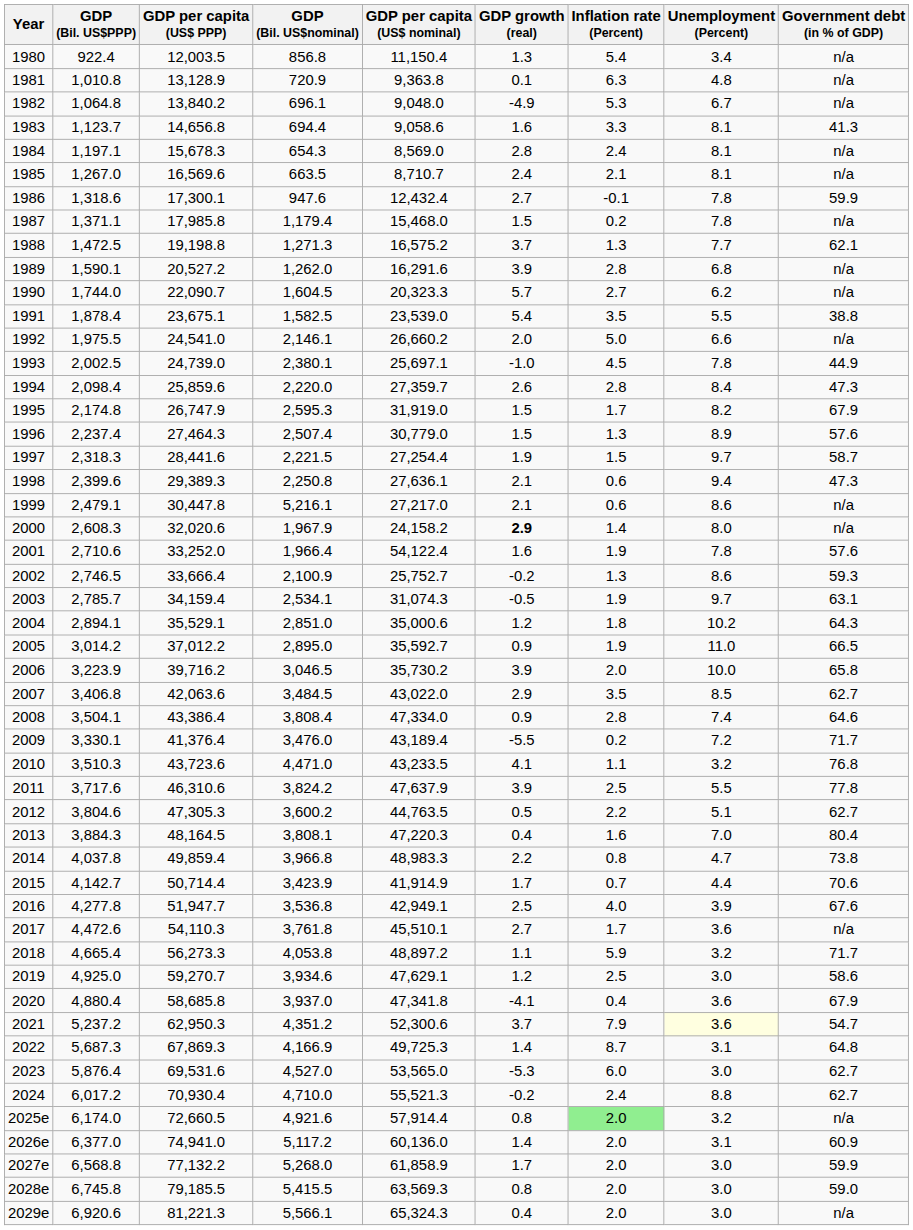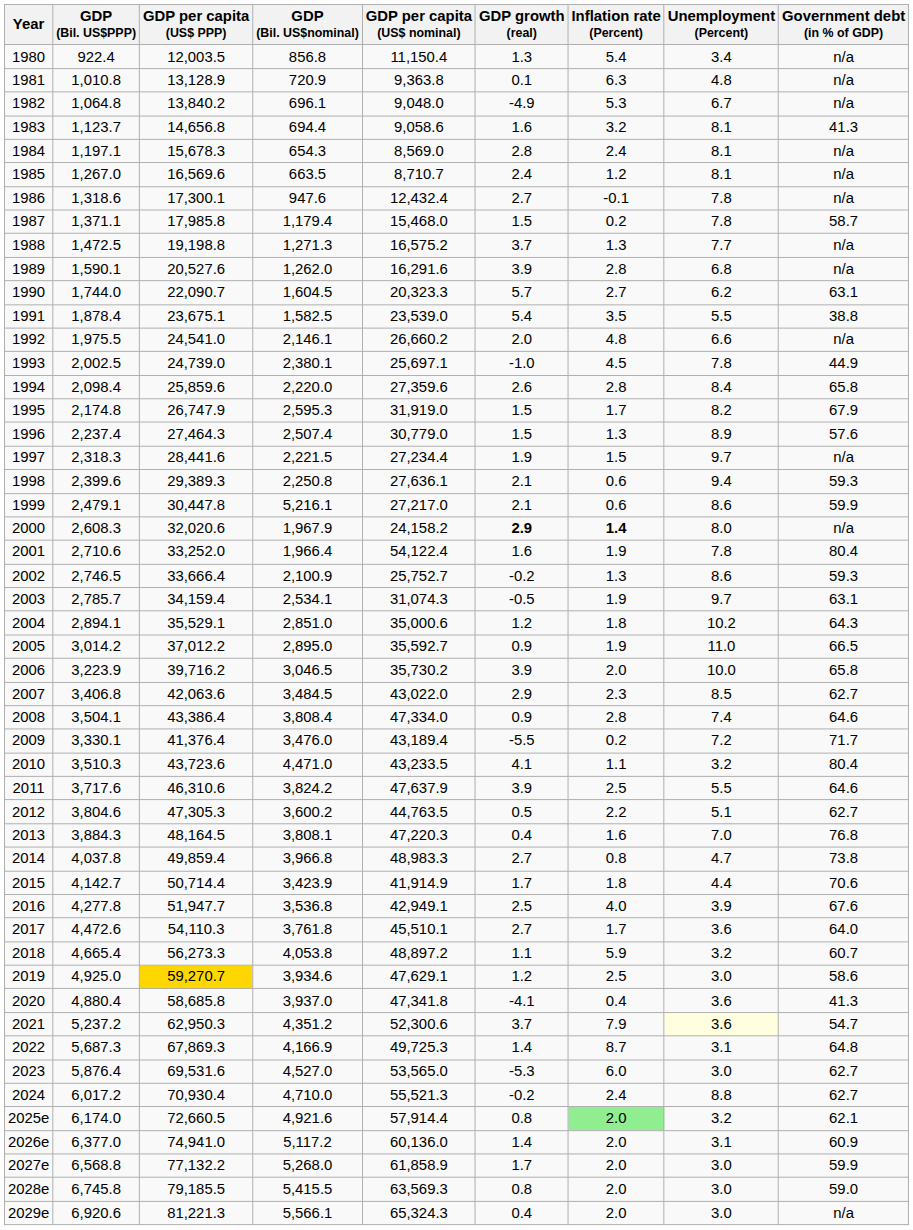(616, 127) 3.3 -> (616, 127) 3.2
(616, 174) 2.1 -> (616, 174) 1.2
(844, 198) 59.9 -> (844, 198) n/a
(844, 221) n/a -> (844, 221) 58.7
(844, 245) 62.1 -> (844, 245) n/a
(196, 269) 20,527.2 -> (196, 269) 20,527.6
(844, 292) n/a -> (844, 292) 63.1
(616, 339) 5.0 -> (616, 339) 4.8
(419, 387) 27,359.7 -> (419, 387) 27,359.6
(844, 387) 47.3 -> (844, 387) 65.8
(419, 457) 27,254.4 -> (419, 457) 27,234.4
(844, 457) 58.7 -> (844, 457) n/a
(844, 481) 47.3 -> (844, 481) 59.3
(844, 505) n/a -> (844, 505) 59.9
(616, 528) normal -> (616, 528) bold
(844, 552) 57.6 -> (844, 552) 80.4
(616, 693) 3.5 -> (616, 693) 2.3
(844, 764) 76.8 -> (844, 764) 80.4
(844, 788) 77.8 -> (844, 788) 64.6
(844, 835) 80.4 -> (844, 835) 76.8
(522, 858) 2.2 -> (522, 858) 2.7
(616, 882) 0.7 -> (616, 882) 1.8
(844, 929) n/a -> (844, 929) 64.0
(844, 953) 71.7 -> (844, 953) 60.7
(196, 976) no background -> (196, 976) gold background
(844, 1000) 67.9 -> (844, 1000) 41.3
(844, 1118) n/a -> (844, 1118) 62.1
